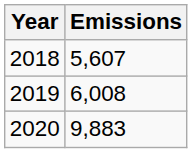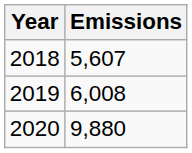(98, 128) 9,883 -> (98, 128) 9,880
